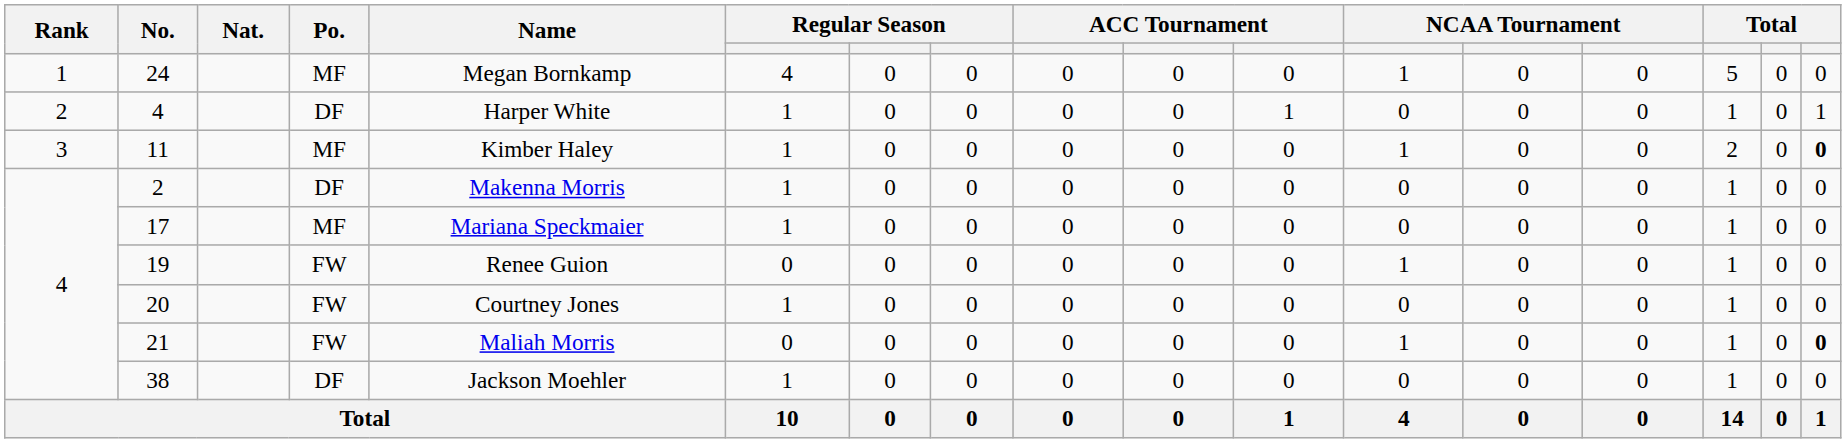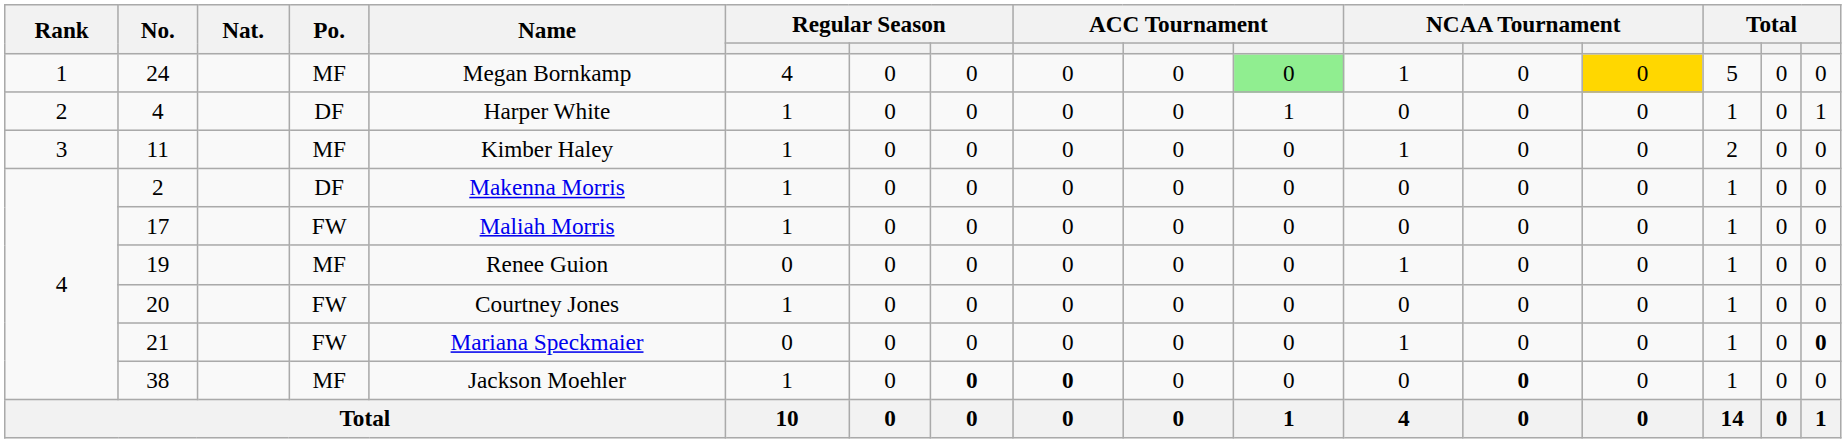(1289, 73) no background -> (1289, 73) lightgreen background
(1643, 73) no background -> (1643, 73) gold background
(1821, 149) bold -> (1821, 149) normal
(329, 226) MF -> (329, 226) FW
(547, 226) Mariana Speckmaier -> (547, 226) Maliah Morris
(329, 264) FW -> (329, 264) MF
(547, 341) Maliah Morris -> (547, 341) Mariana Speckmaier
(329, 379) DF -> (329, 379) MF
(972, 379) normal -> (972, 379) bold
(1068, 379) normal -> (1068, 379) bold
(1523, 379) normal -> (1523, 379) bold
